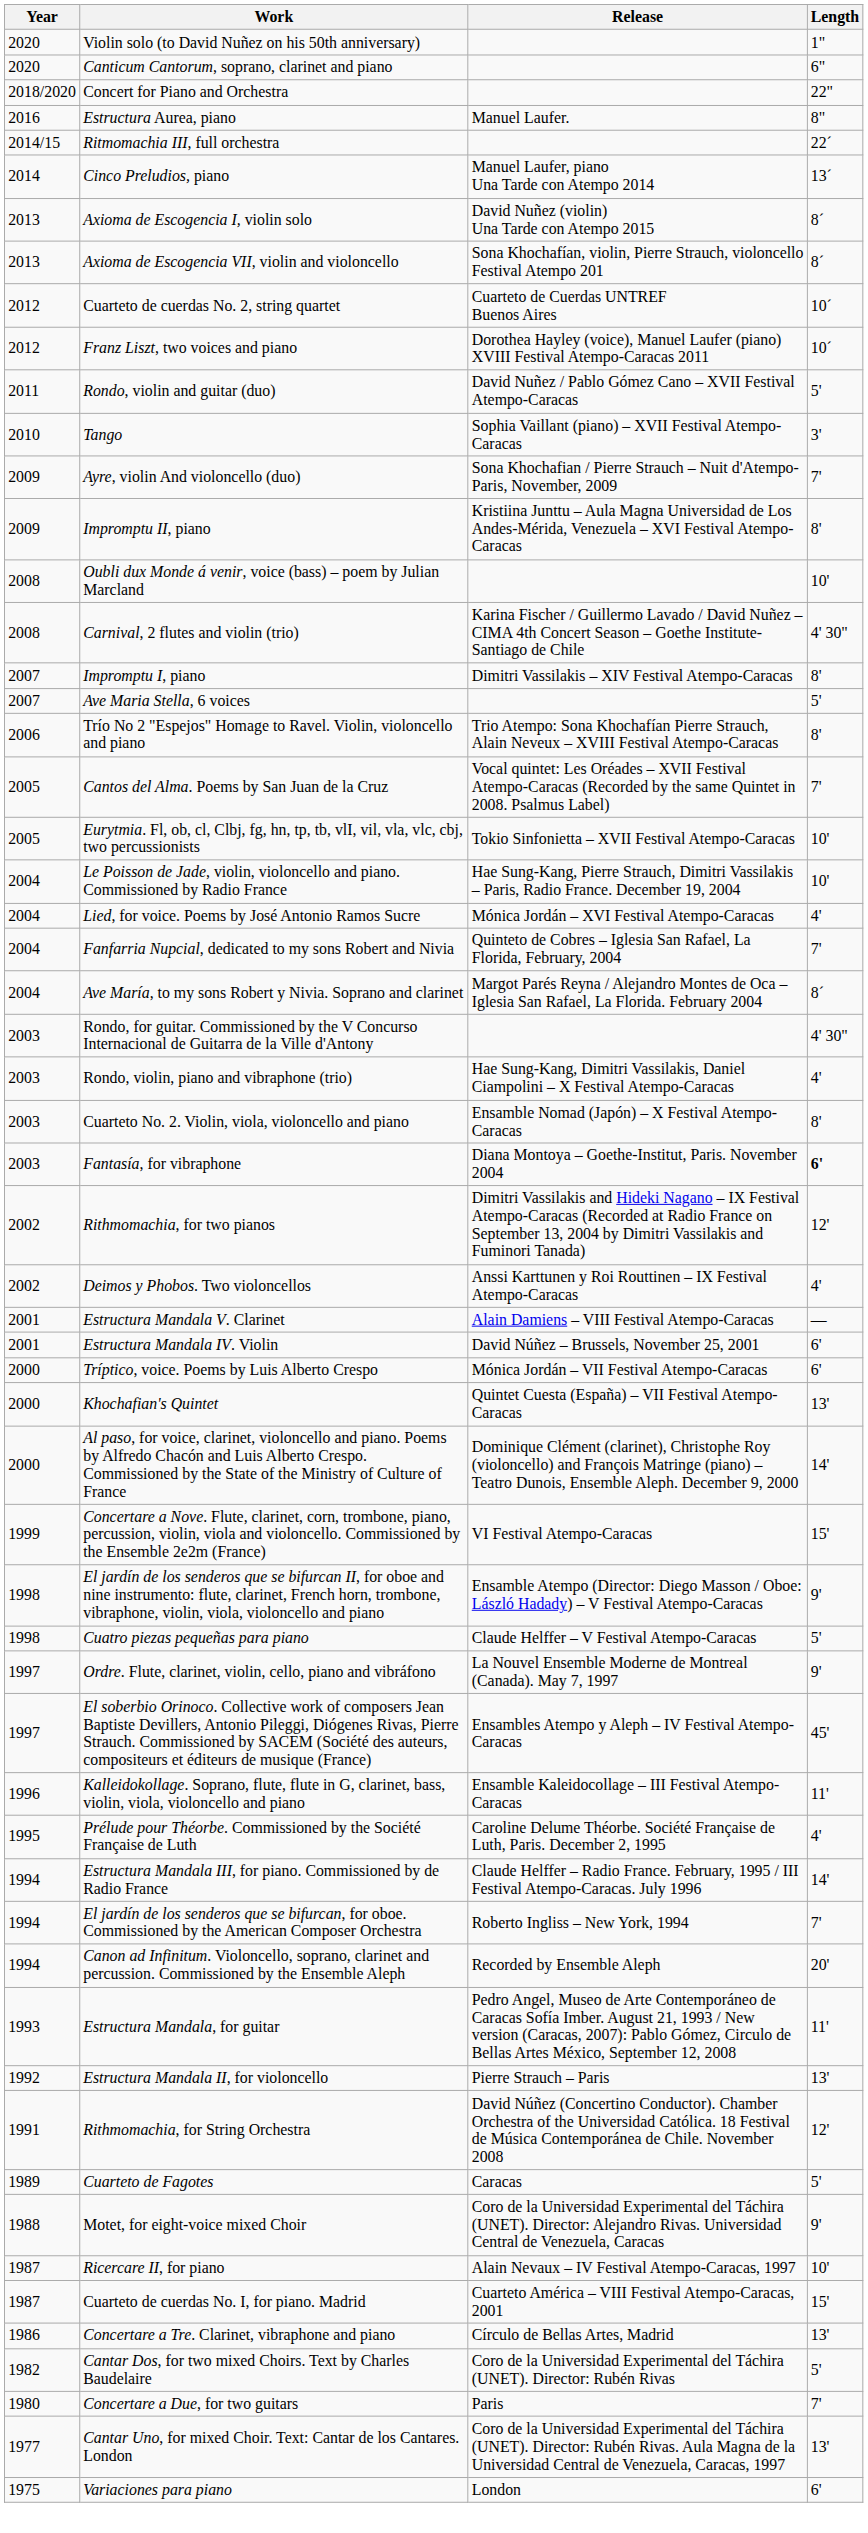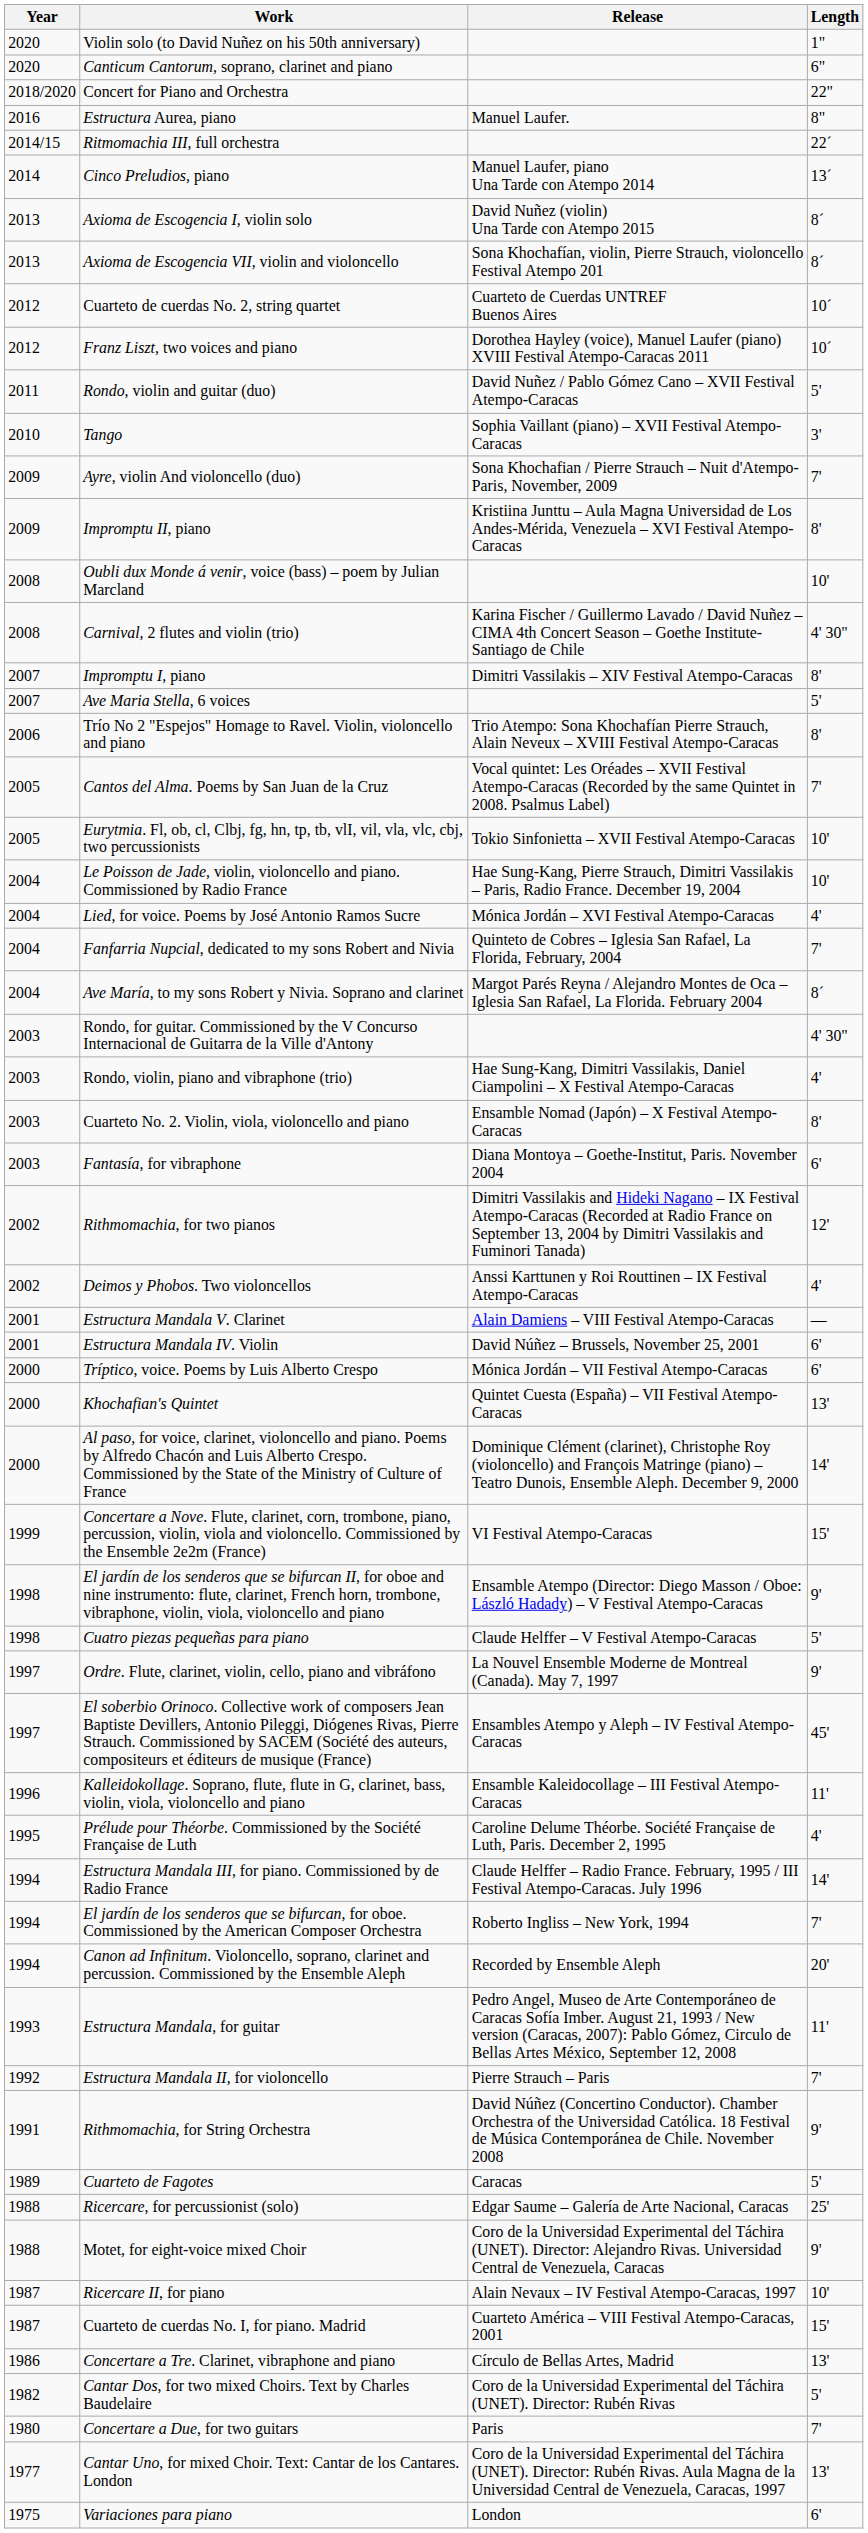(817, 1164) bold -> (816, 1164) normal
(820, 2078) 13' -> (816, 2078) 7'
(820, 2130) 12' -> (816, 2130) 9'
+ row: (191, 2207)
